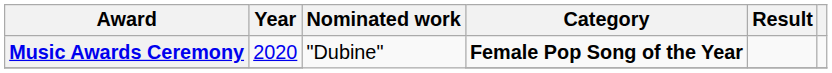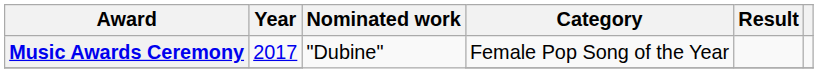(275, 51) 2020 -> (275, 51) 2017
(606, 51) bold -> (600, 51) normal
